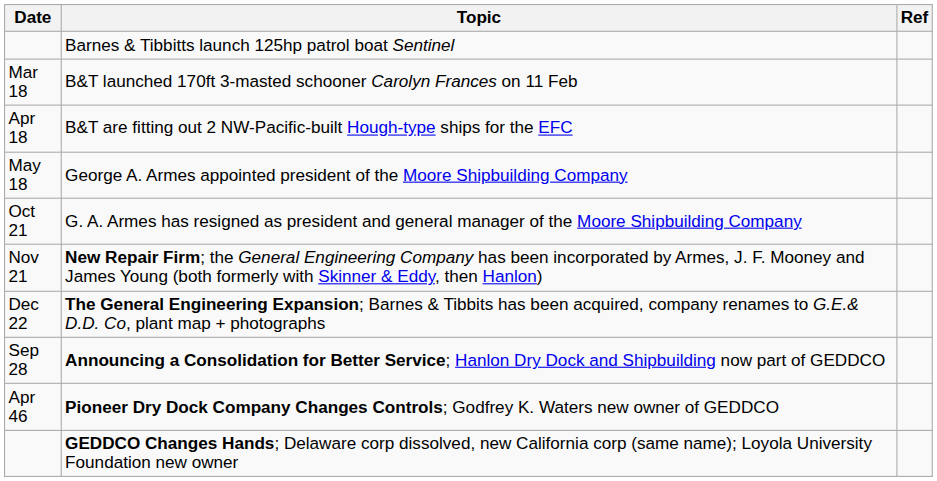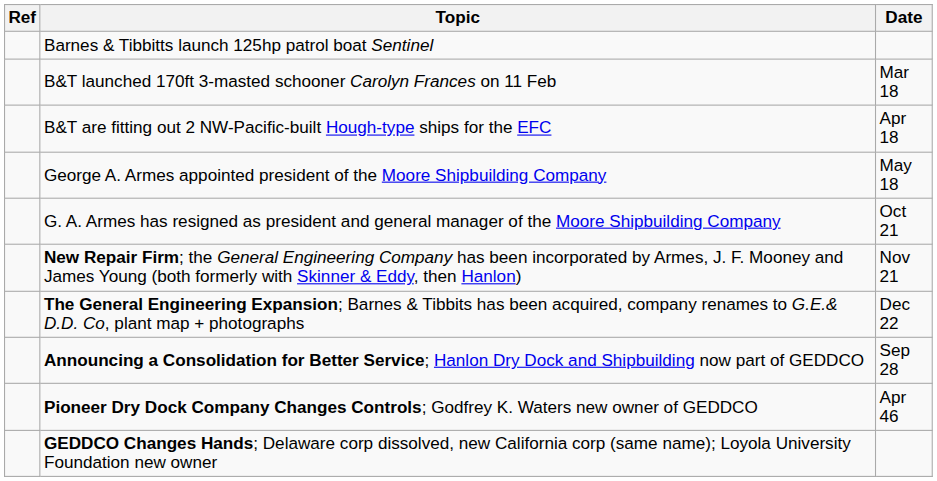columns swapped: (33, 18) <-> (914, 18)
